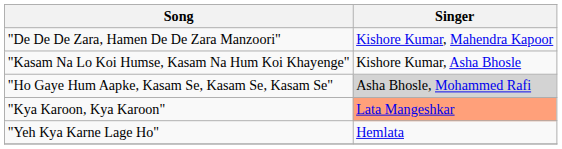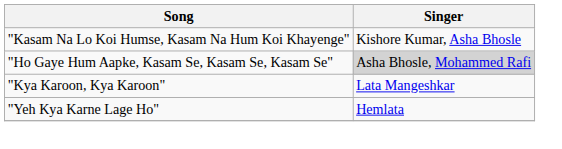- row: (144, 39)
(405, 109) lightsalmon background -> (405, 86) no background
